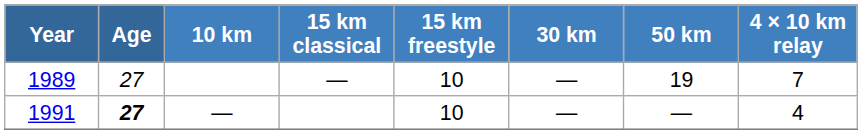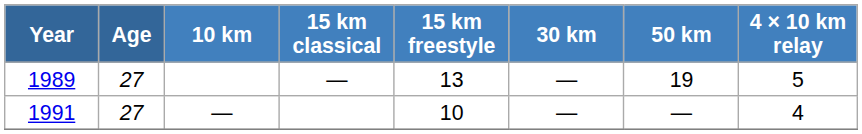(452, 79) 10 -> (452, 79) 13
(798, 79) 7 -> (798, 79) 5
(132, 113) bold -> (132, 113) normal
